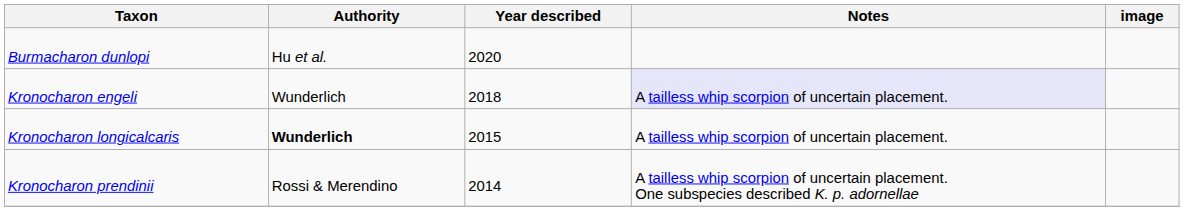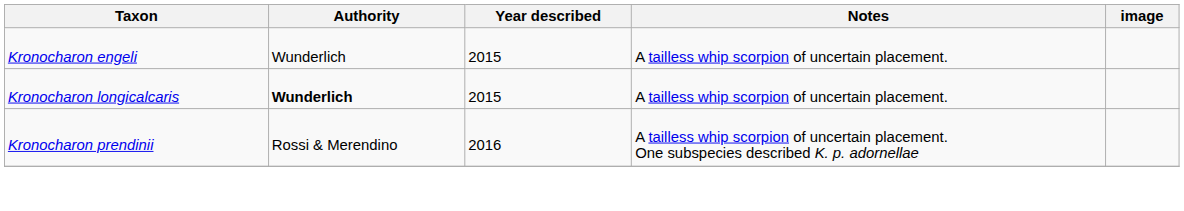- row: (79, 56)
(485, 96) 2018 -> (485, 56) 2015
(791, 96) lavender background -> (791, 56) no background
(485, 186) 2014 -> (485, 145) 2016
